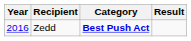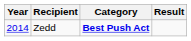(18, 28) 2016 -> (18, 28) 2014
